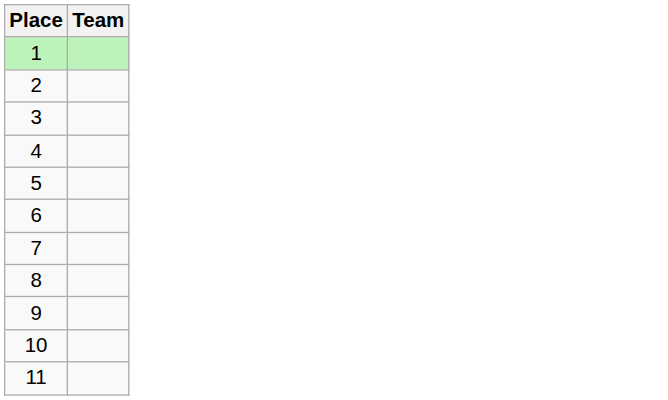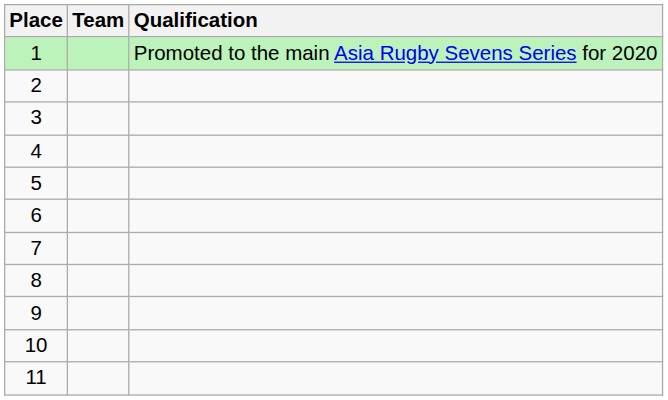+ column: (196, 20)
